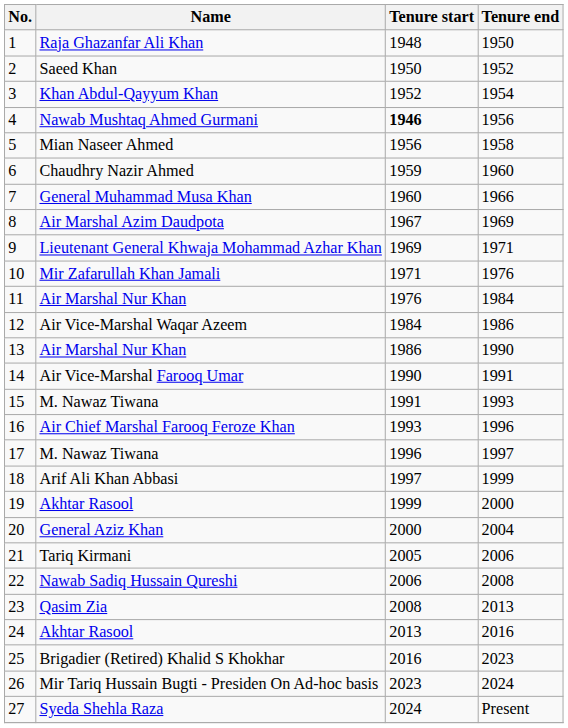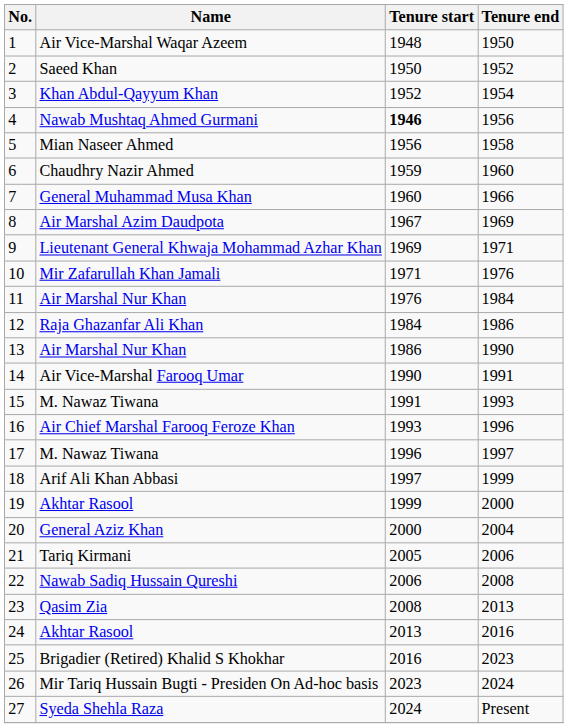(121, 42) Raja Ghazanfar Ali Khan -> (143, 42) Air Vice-Marshal Waqar Azeem
(143, 324) Air Vice-Marshal Waqar Azeem -> (121, 324) Raja Ghazanfar Ali Khan
